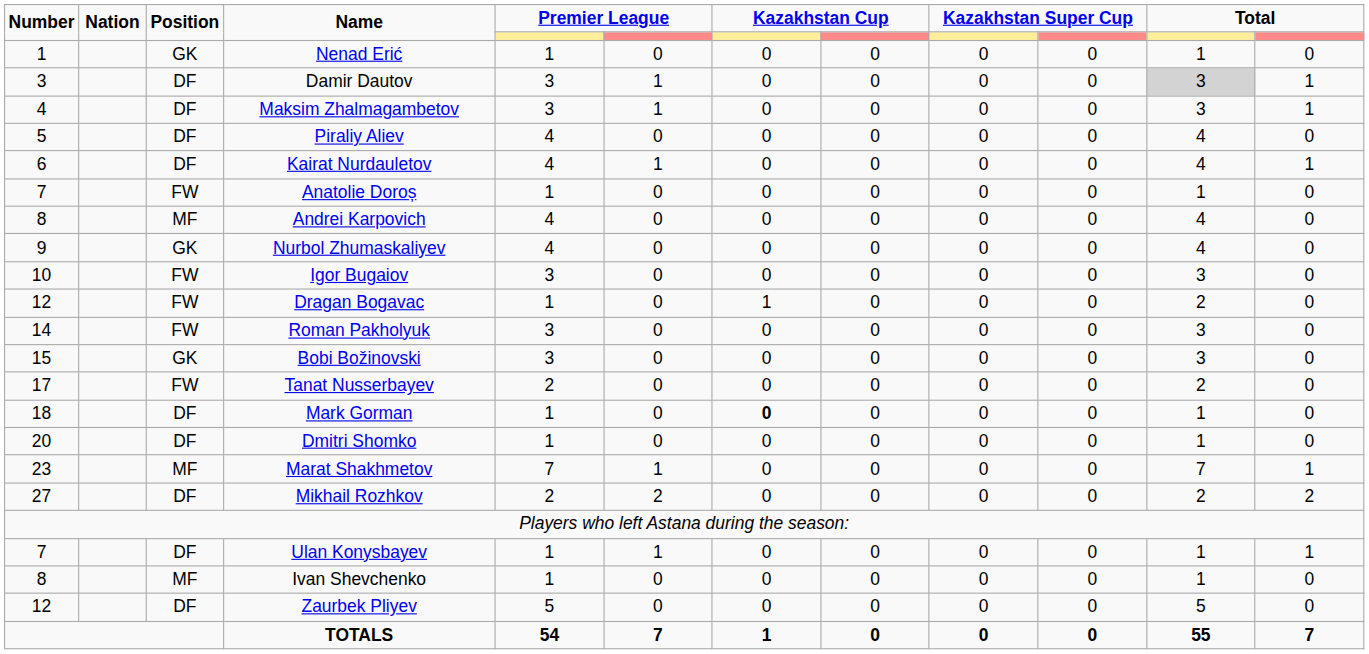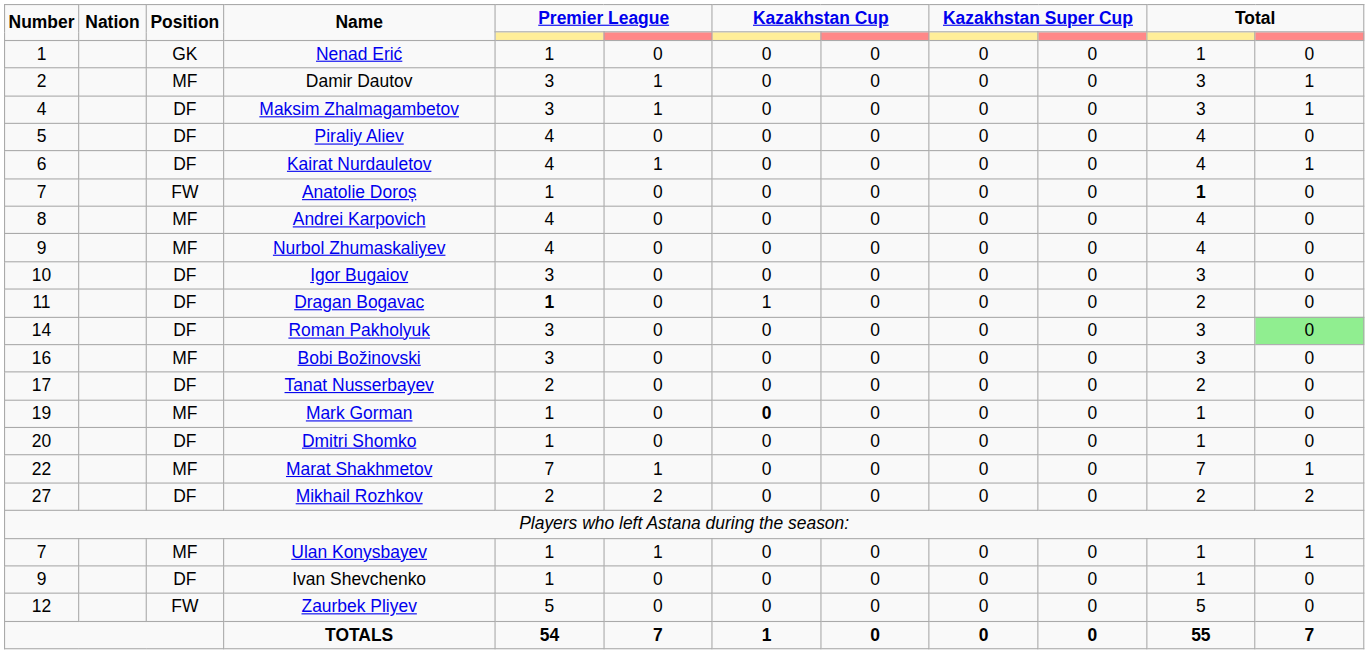(42, 81) 3 -> (42, 81) 2
(185, 81) DF -> (185, 81) MF
(1201, 81) lightgrey background -> (1201, 81) no background
(1201, 192) normal -> (1201, 192) bold
(185, 247) GK -> (185, 247) MF
(185, 275) FW -> (185, 275) DF
(42, 302) 12 -> (42, 302) 11
(185, 302) FW -> (185, 302) DF
(549, 302) normal -> (549, 302) bold
(185, 330) FW -> (185, 330) DF
(1309, 330) no background -> (1309, 330) lightgreen background
(42, 358) 15 -> (42, 358) 16
(185, 358) GK -> (185, 358) MF
(185, 385) FW -> (185, 385) DF
(42, 413) 18 -> (42, 413) 19
(185, 413) DF -> (185, 413) MF
(42, 468) 23 -> (42, 468) 22
(185, 551) DF -> (185, 551) MF
(42, 579) 8 -> (42, 579) 9
(185, 579) MF -> (185, 579) DF
(185, 607) DF -> (185, 607) FW
